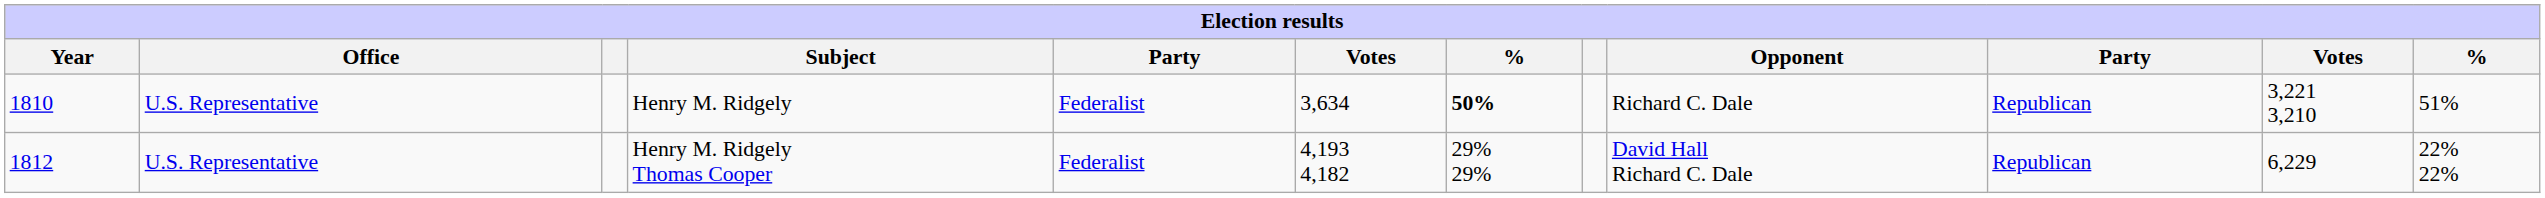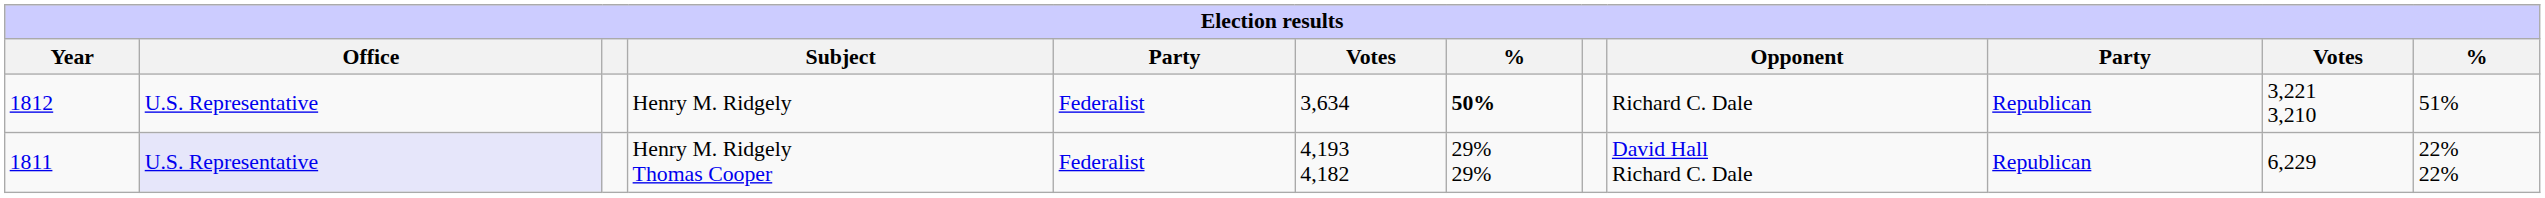(31, 103) 1810 -> (31, 103) 1812
(31, 162) 1812 -> (31, 162) 1811
(231, 162) no background -> (231, 162) lavender background
